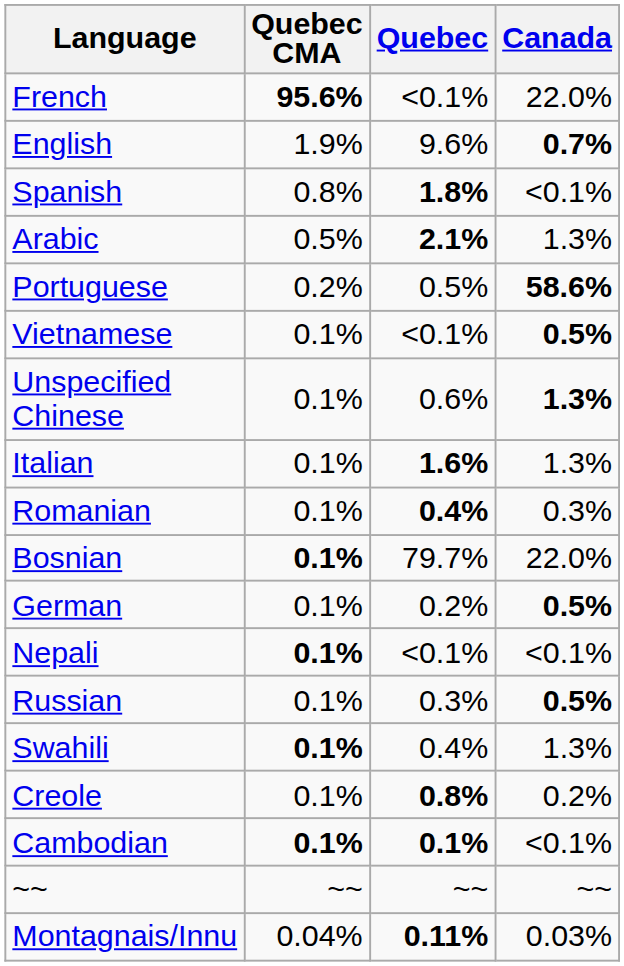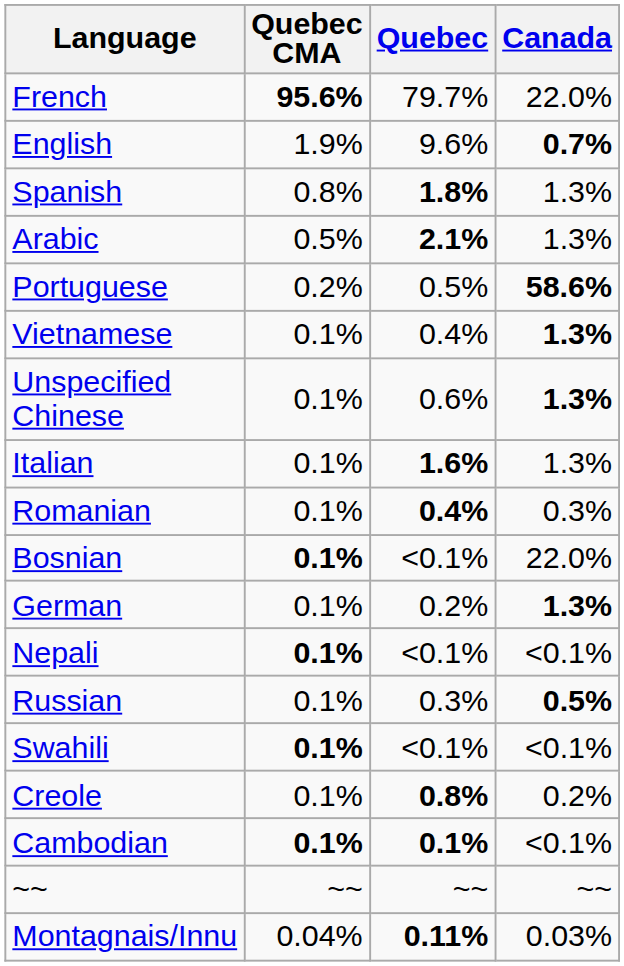(445, 97) <0.1% -> (445, 97) 79.7%
(568, 192) <0.1% -> (577, 192) 1.3%
(445, 334) <0.1% -> (454, 334) 0.4%
(577, 334) 0.5% -> (577, 334) 1.3%
(445, 557) 79.7% -> (445, 557) <0.1%
(577, 605) 0.5% -> (577, 605) 1.3%
(454, 747) 0.4% -> (445, 747) <0.1%
(577, 747) 1.3% -> (568, 747) <0.1%
